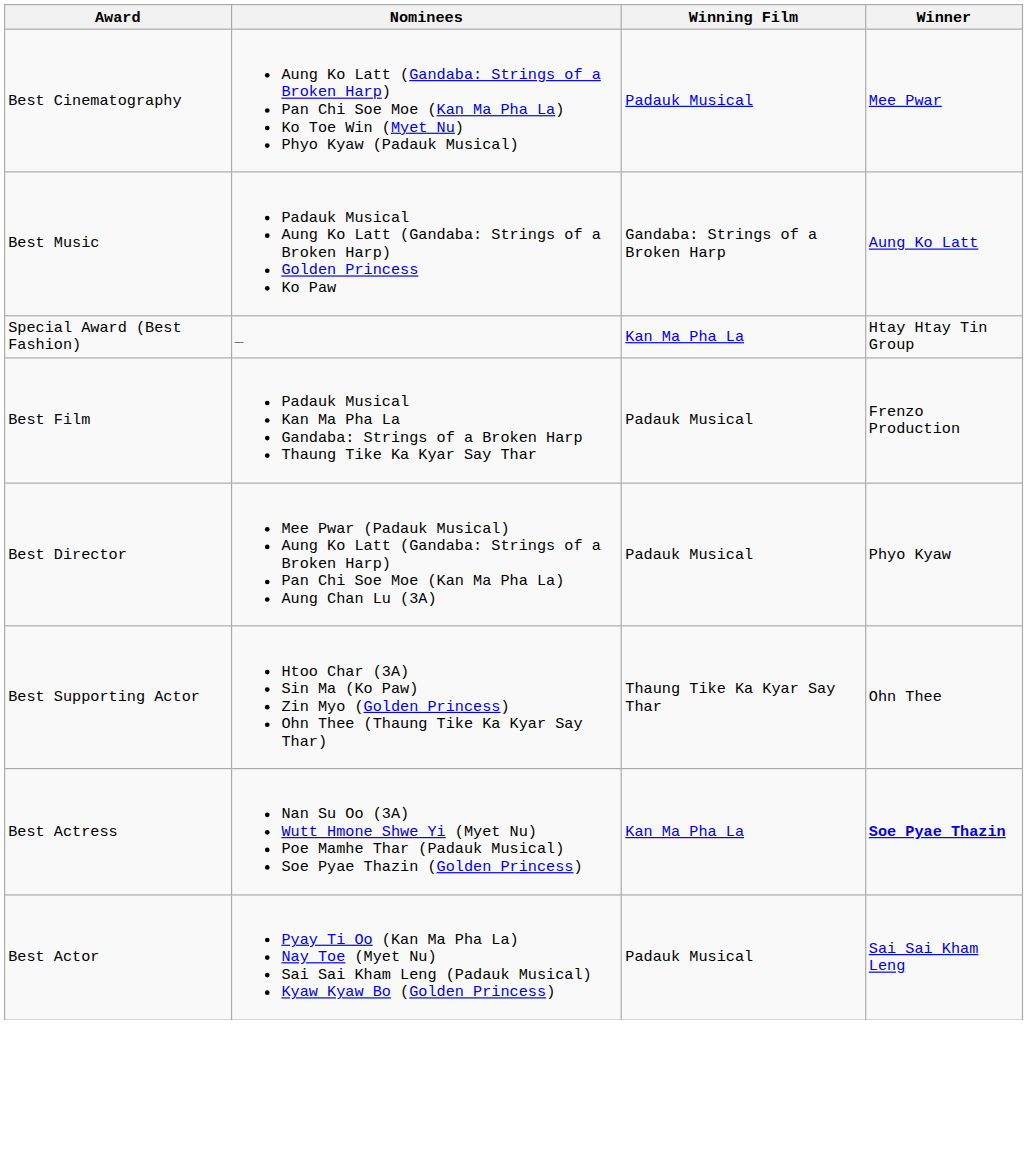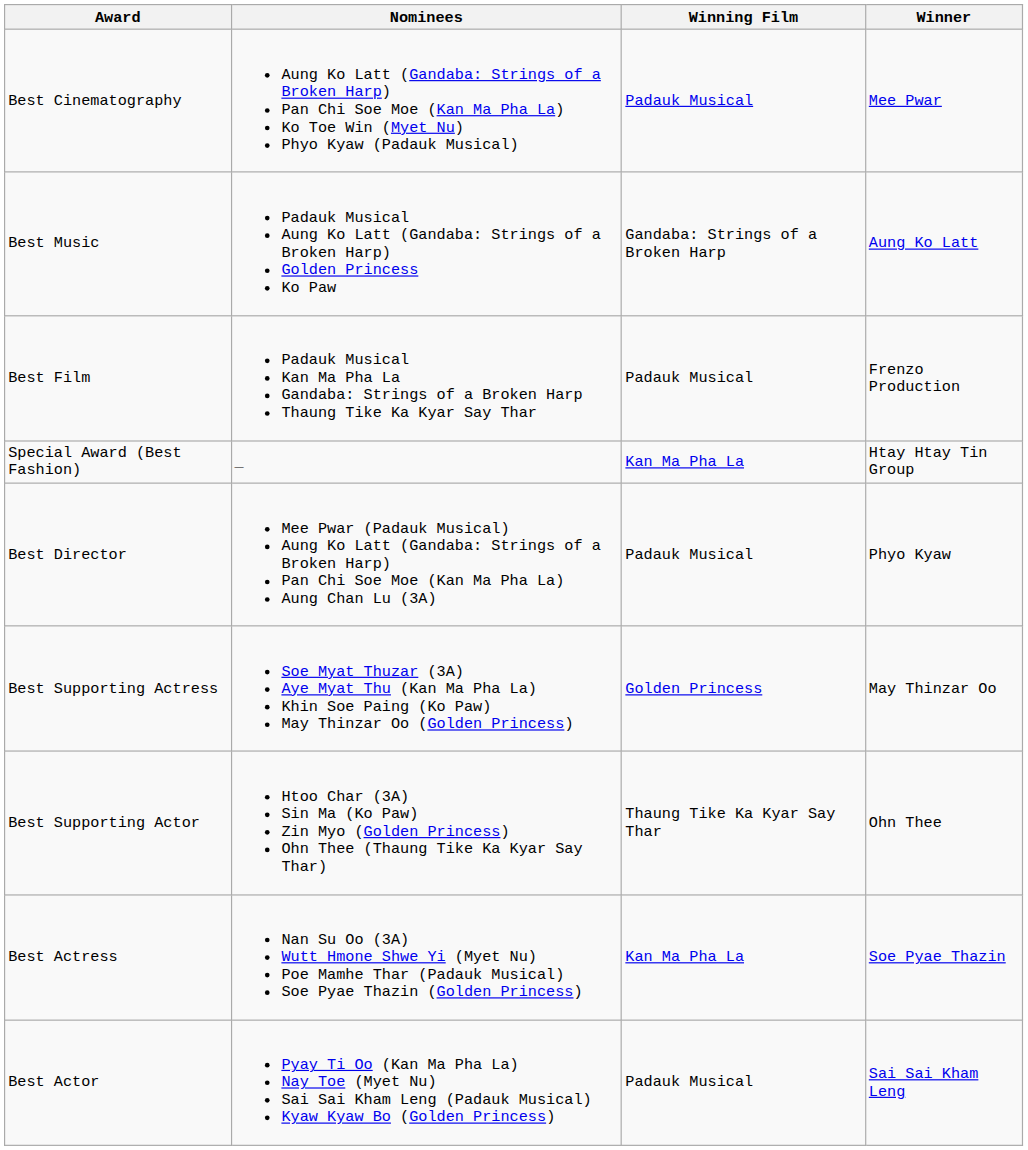rows swapped: (49, 420) <-> (95, 336)
+ row: (113, 689)
(937, 832) bold -> (937, 957) normal
